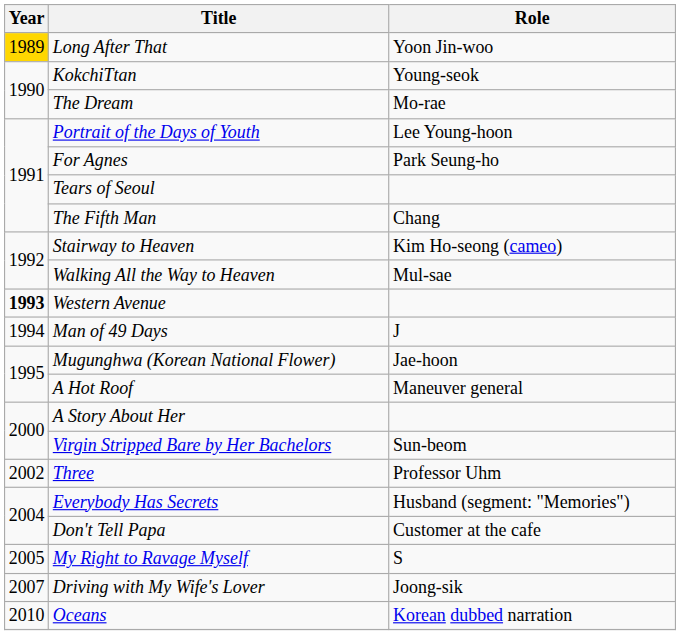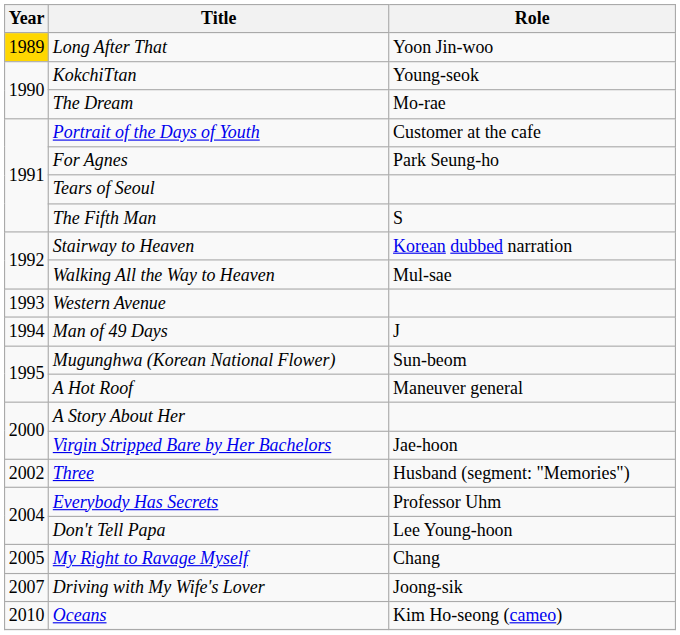(453, 132) Lee Young-hoon -> (467, 132) Customer at the cafe
(416, 217) Chang -> (398, 217) S
(478, 246) Kim Ho-seong (cameo) -> (483, 246) Korean dubbed narration
(27, 302) bold -> (27, 302) normal
(425, 359) Jae-hoon -> (430, 359) Sun-beom
(430, 445) Sun-beom -> (425, 445) Jae-hoon
(447, 473) Professor Uhm -> (511, 473) Husband (segment: "Memories")
(511, 501) Husband (segment: "Memories") -> (447, 501) Professor Uhm
(467, 530) Customer at the cafe -> (453, 530) Lee Young-hoon
(398, 558) S -> (416, 558) Chang
(483, 615) Korean dubbed narration -> (478, 615) Kim Ho-seong (cameo)
